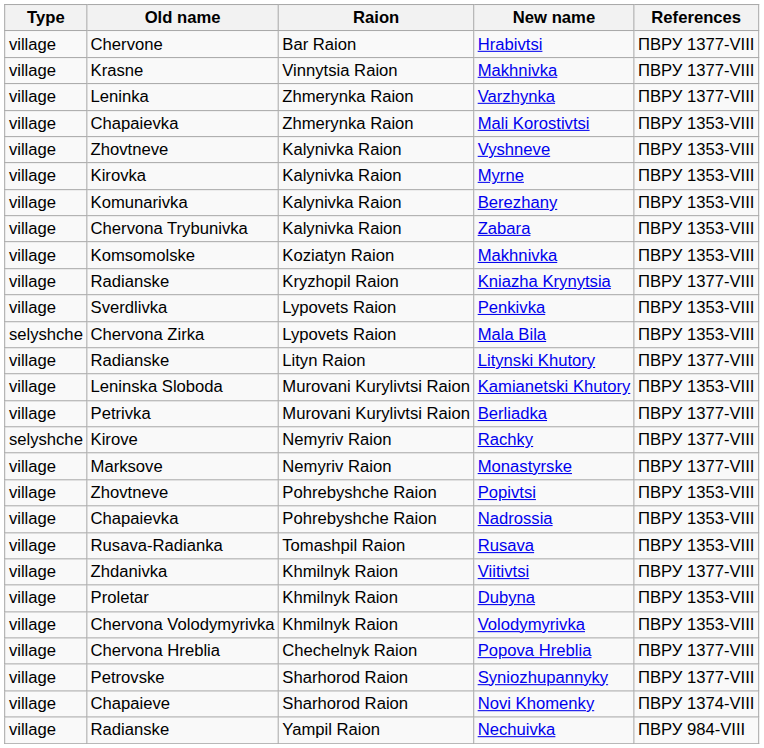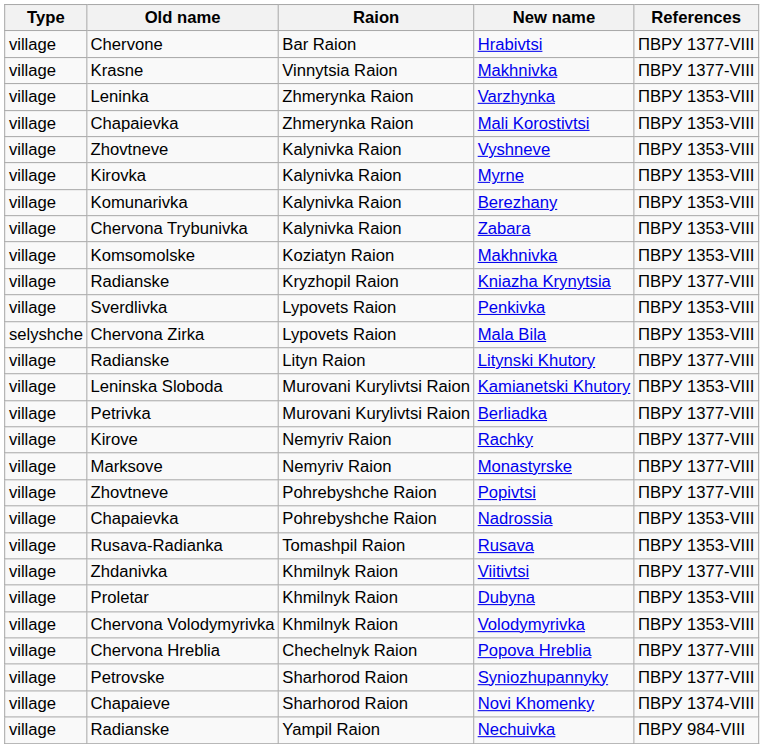(696, 96) ПВРУ 1377-VIII -> (696, 96) ПВРУ 1353-VIII
(46, 439) selyshche -> (32, 439) village
(696, 492) ПВРУ 1353-VIII -> (696, 492) ПВРУ 1377-VIII
